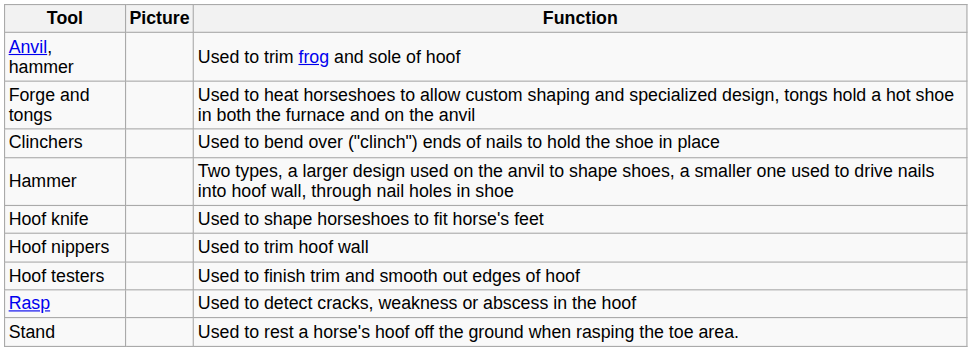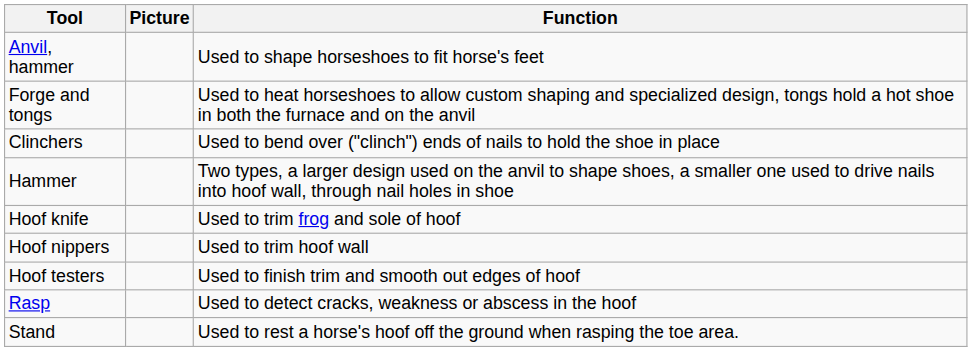(329, 56) Used to trim frog and sole of hoof -> (371, 56) Used to shape horseshoes to fit horse's feet
(371, 219) Used to shape horseshoes to fit horse's feet -> (329, 219) Used to trim frog and sole of hoof
